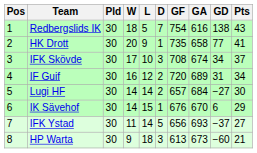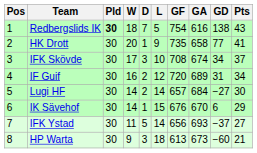columns swapped: (161, 12) <-> (147, 12)
(111, 28) normal -> (111, 28) bold
